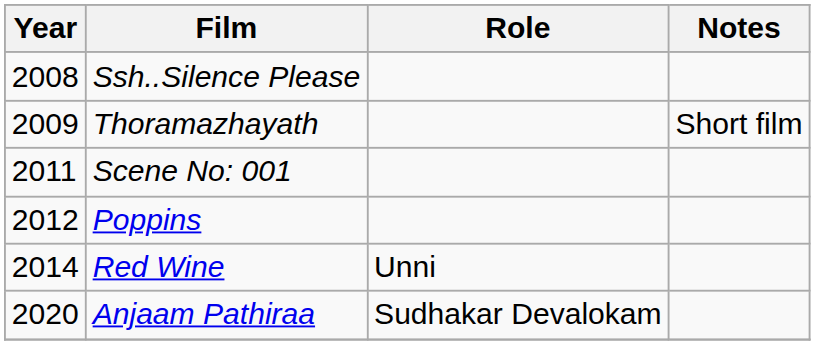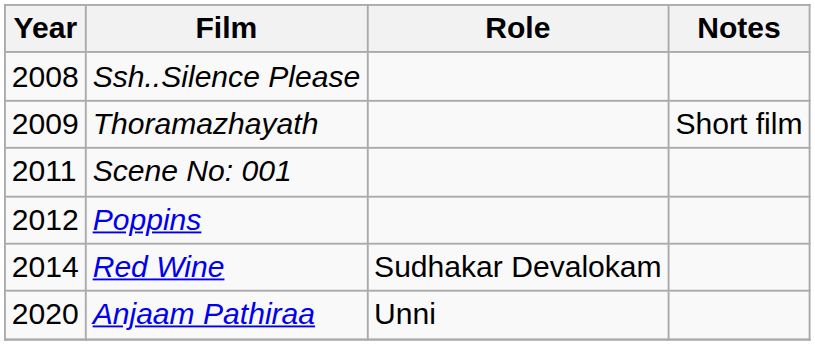(405, 266) Unni -> (518, 266) Sudhakar Devalokam
(518, 314) Sudhakar Devalokam -> (405, 314) Unni
